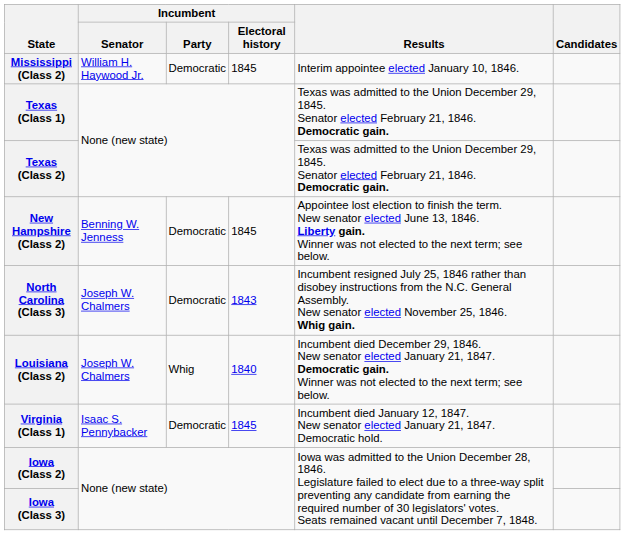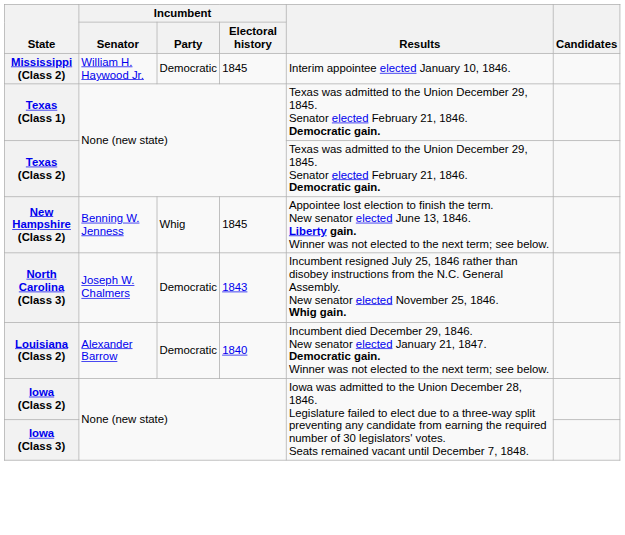(197, 231) Democratic -> (172, 224) Whig
(108, 369) Joseph W. Chalmers -> (107, 350) Alexander Barrow
(181, 369) Whig -> (188, 350) Democratic
- row: (41, 426)
